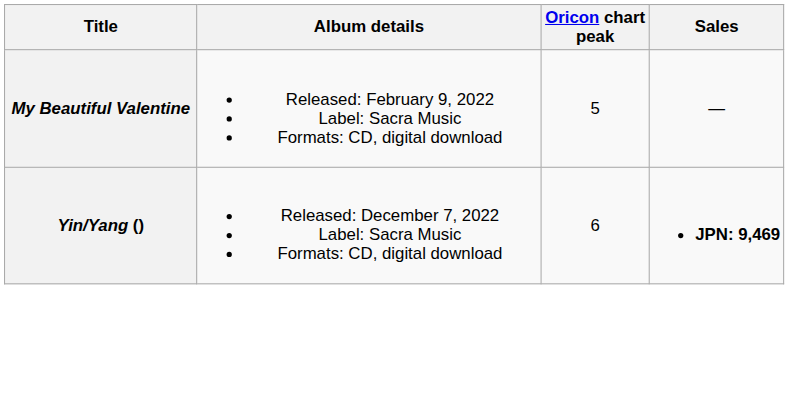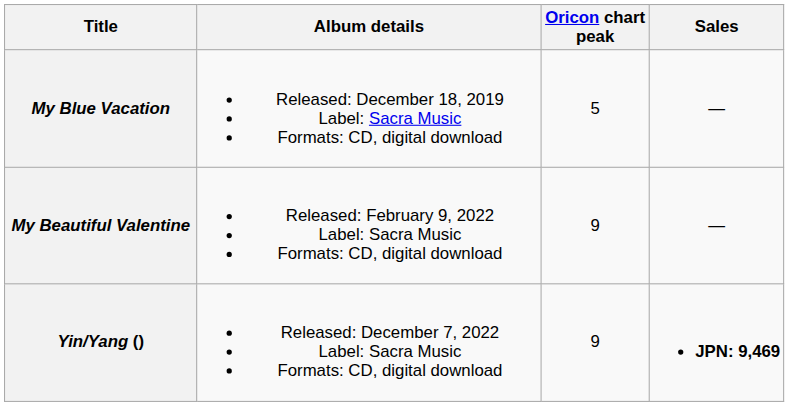+ row: (101, 108)
(595, 108) 5 -> (595, 225) 9
(595, 225) 6 -> (595, 342) 9
